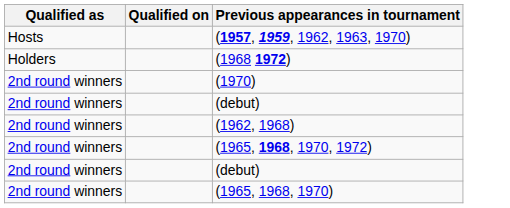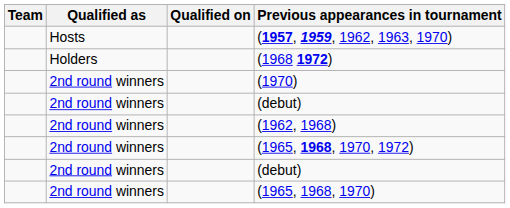+ column: (25, 15)
